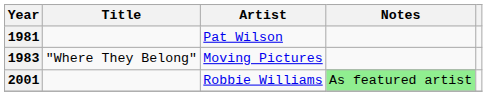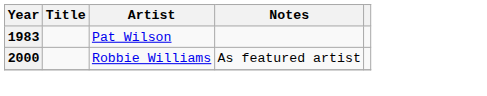(24, 37) 1981 -> (24, 37) 1983
- row: (263, 59)
(24, 80) 2001 -> (24, 59) 2000
(401, 80) lightgreen background -> (289, 59) no background
